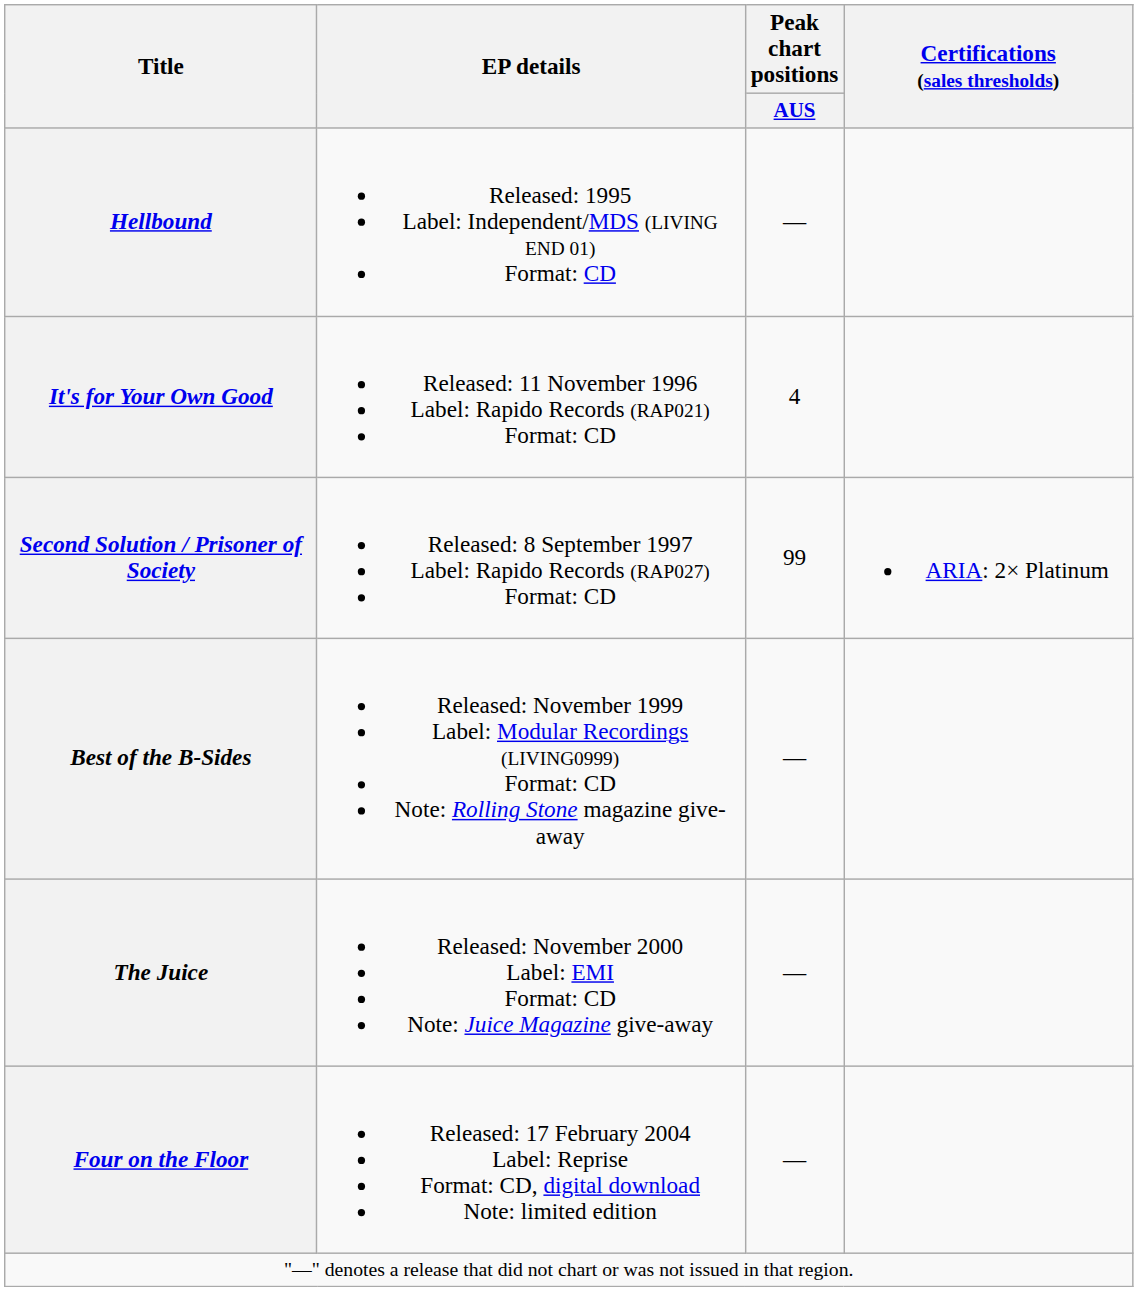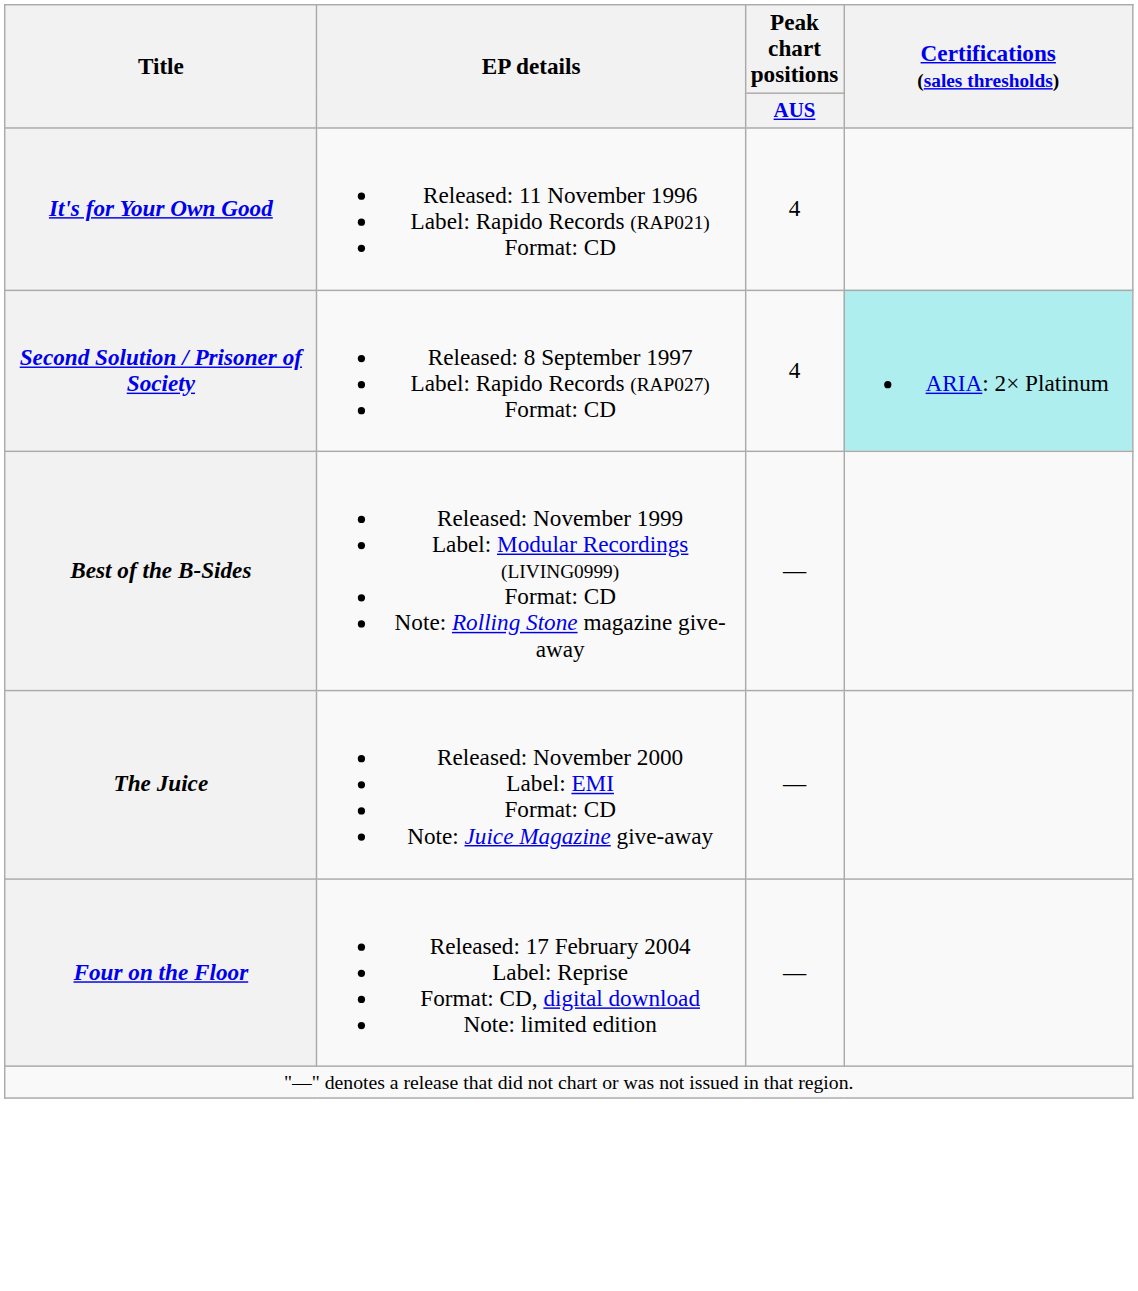- row: (161, 221)
(794, 557) 99 -> (794, 370) 4
(988, 571) no background -> (988, 383) paleturquoise background
